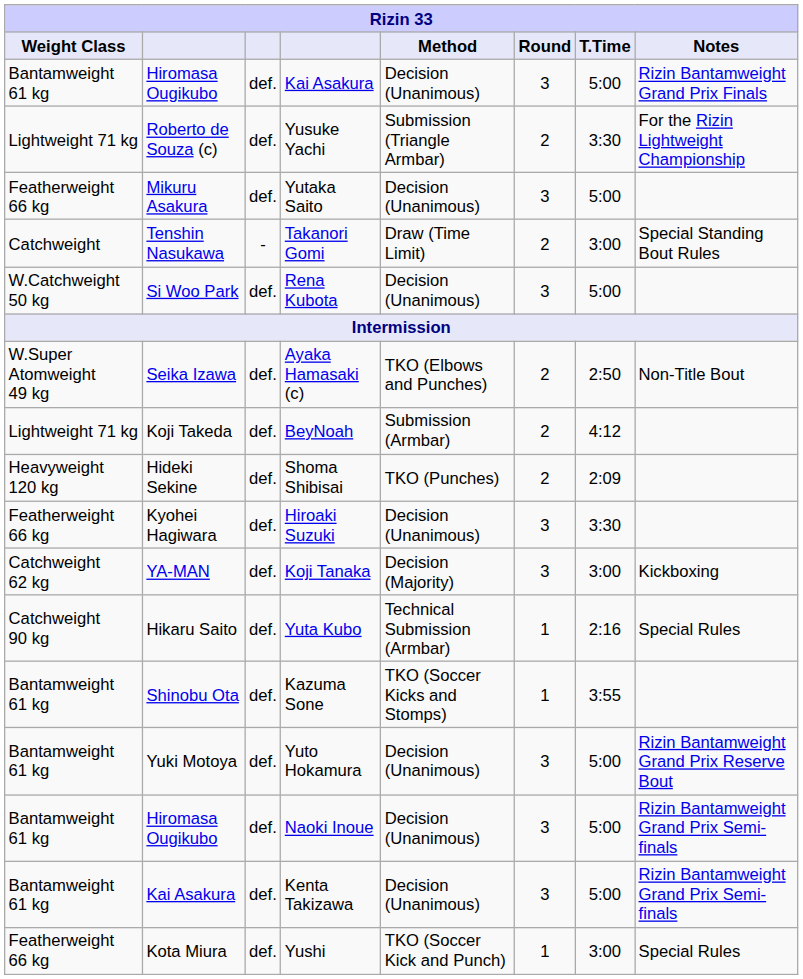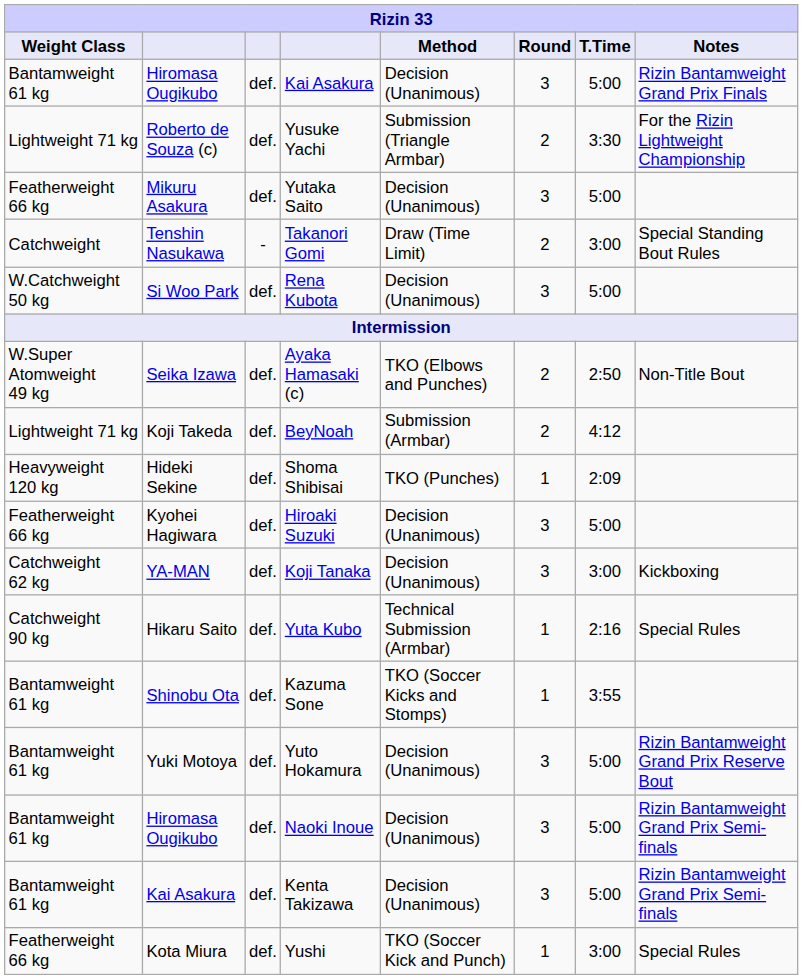(545, 478) 2 -> (545, 478) 1
(605, 525) 3:30 -> (605, 525) 5:00
(419, 571) Decision (Majority) -> (432, 571) Decision (Unanimous)
